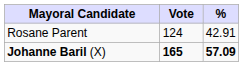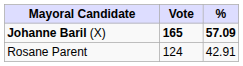rows swapped: (56, 52) <-> (47, 33)
